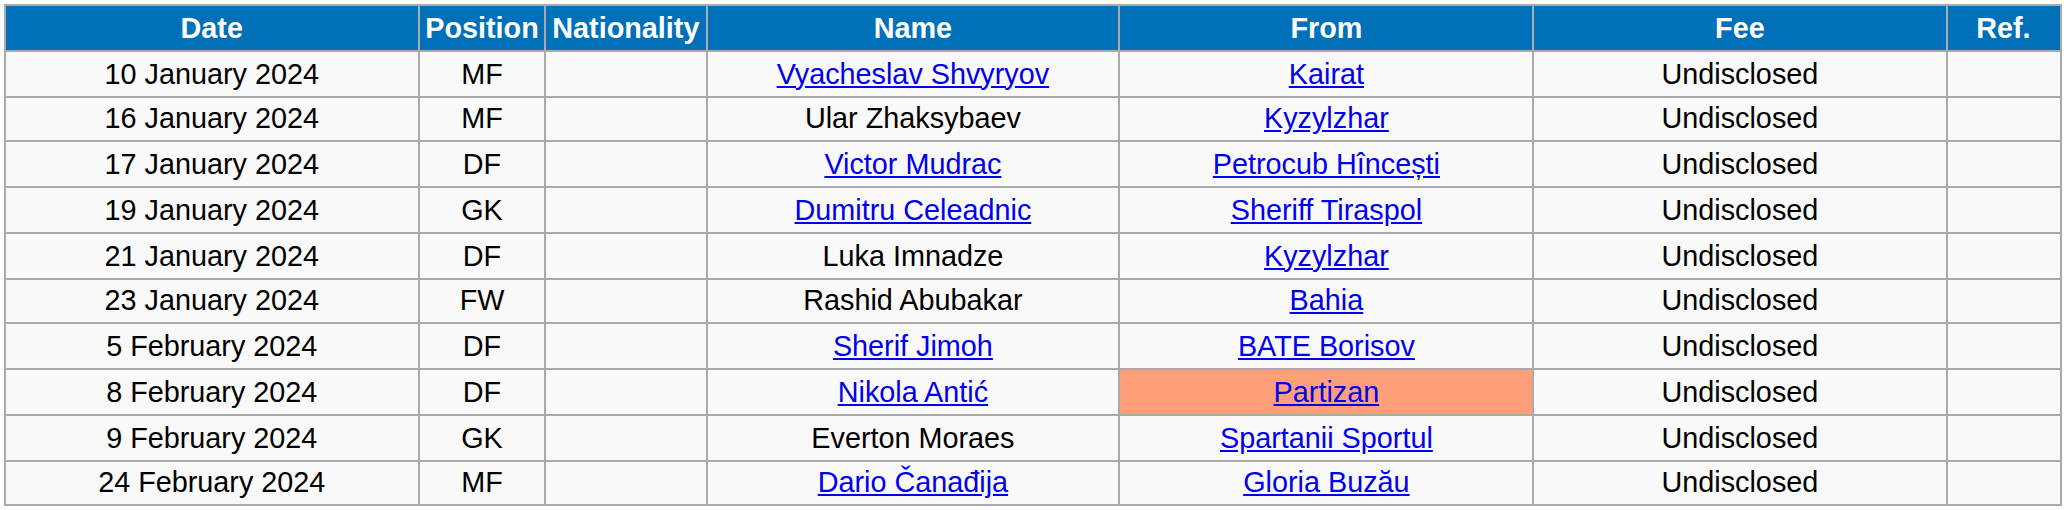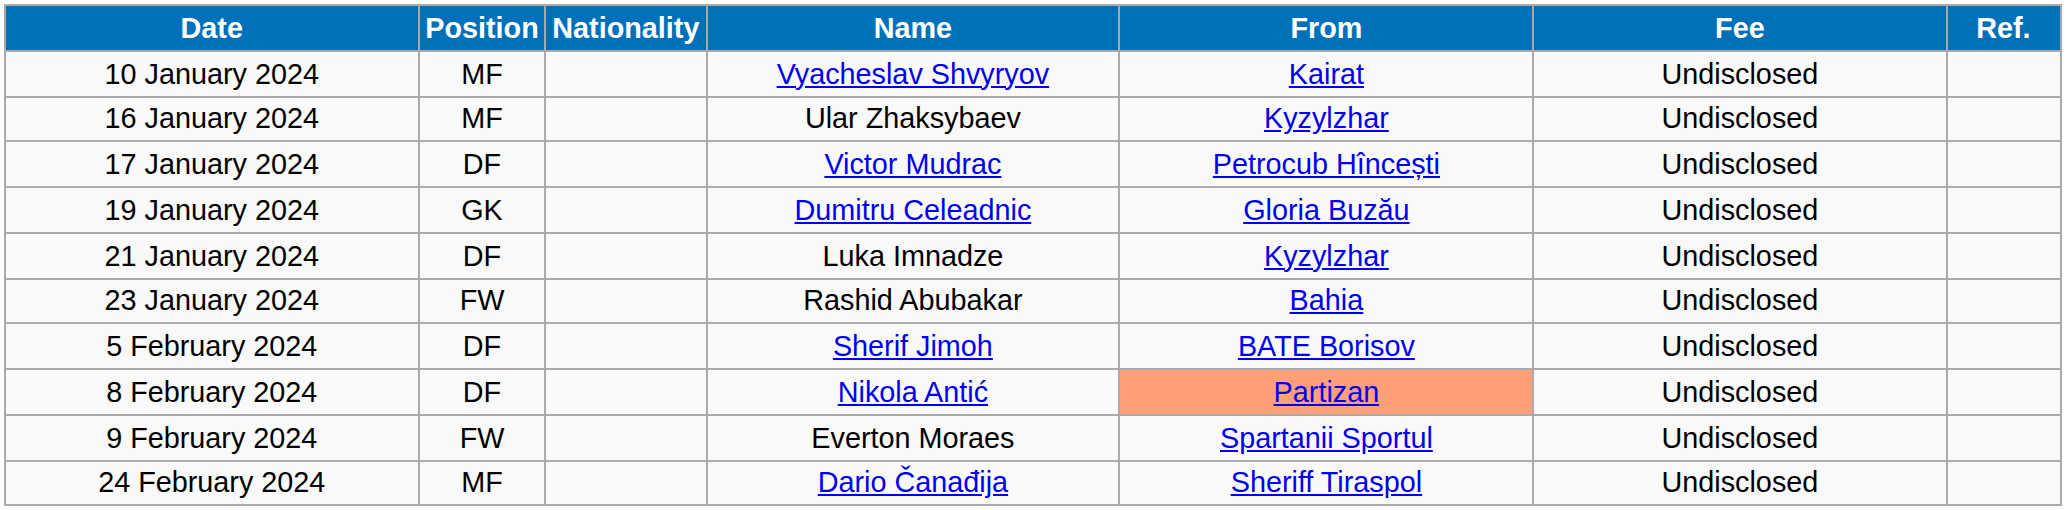(1326, 210) Sheriff Tiraspol -> (1326, 210) Gloria Buzău
(482, 438) GK -> (482, 438) FW
(1326, 483) Gloria Buzău -> (1326, 483) Sheriff Tiraspol
